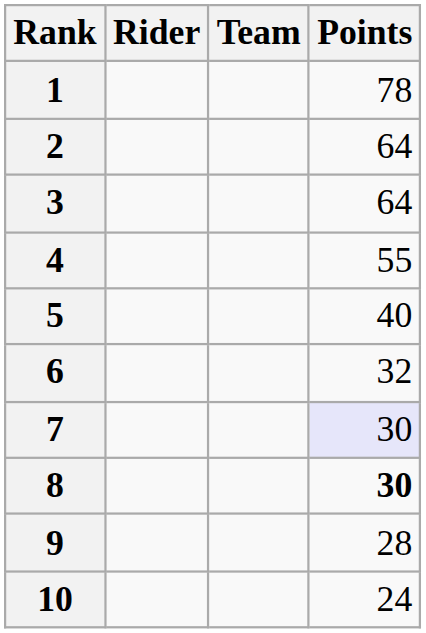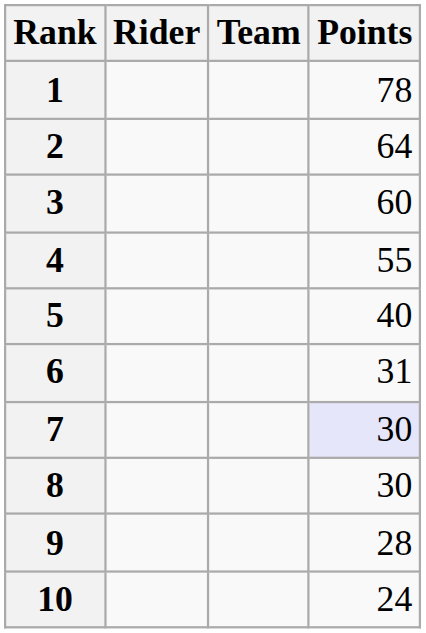(394, 202) 64 -> (394, 202) 60
(394, 372) 32 -> (394, 372) 31
(394, 485) bold -> (394, 485) normal
